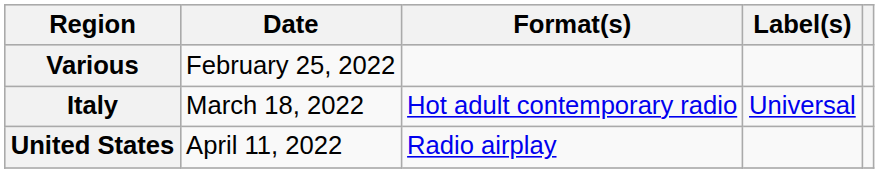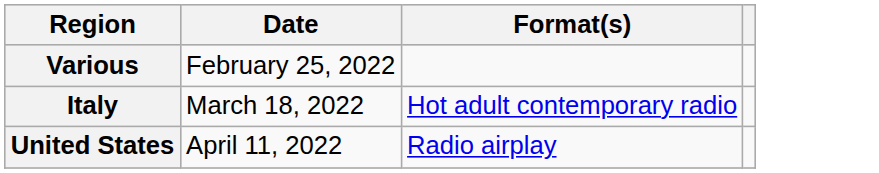- column: (802, 24)
